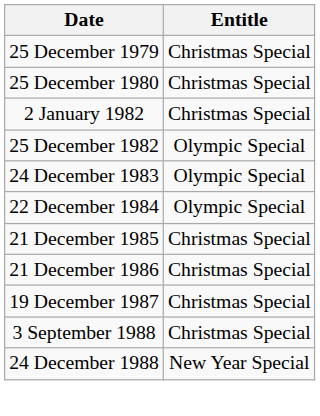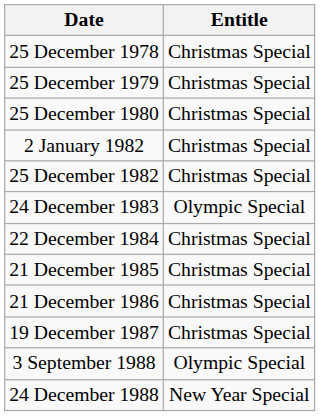+ row: (84, 51)
(239, 144) Olympic Special -> (239, 176) Christmas Special
(239, 207) Olympic Special -> (239, 238) Christmas Special
(239, 332) Christmas Special -> (239, 363) Olympic Special
